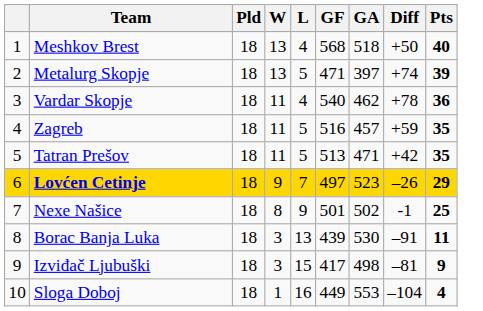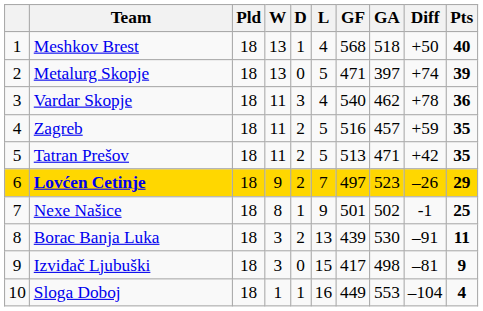+ column: (301, 18)
